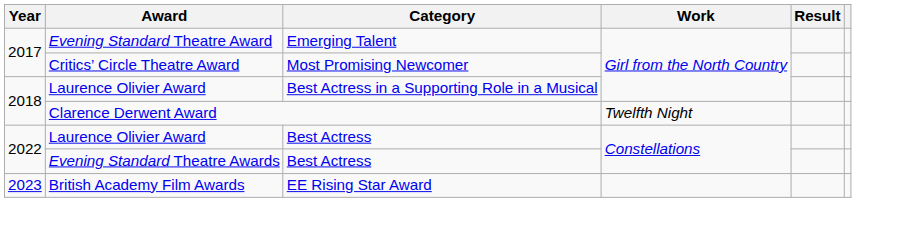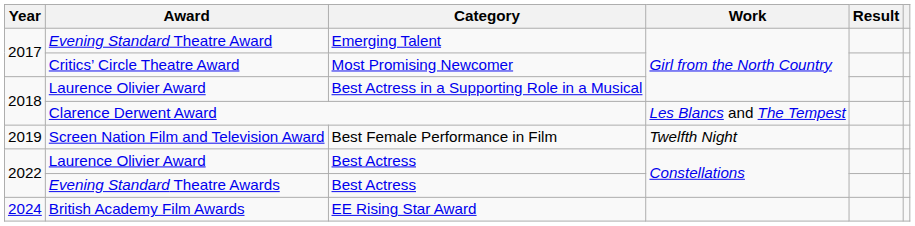(648, 112) Twelfth Night -> (748, 112) Les Blancs and The Tempest
+ row: (187, 137)
(25, 185) 2023 -> (25, 209) 2024
